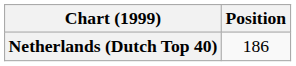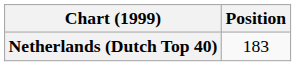(256, 46) 186 -> (256, 46) 183
